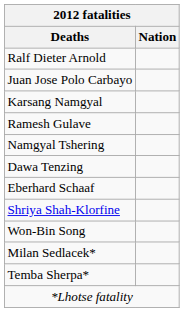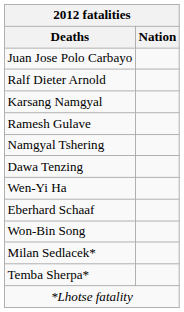rows swapped: (57, 58) <-> (70, 80)
+ row: (37, 188)
- row: (64, 210)
